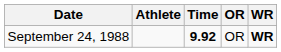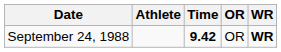(203, 36) 9.92 -> (203, 36) 9.42
